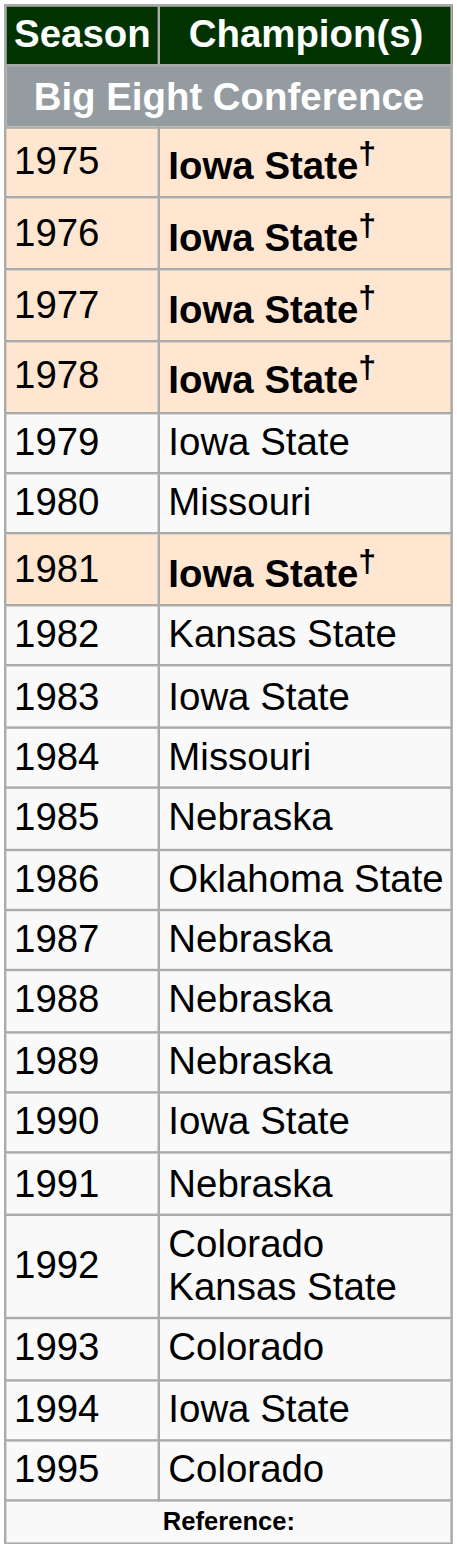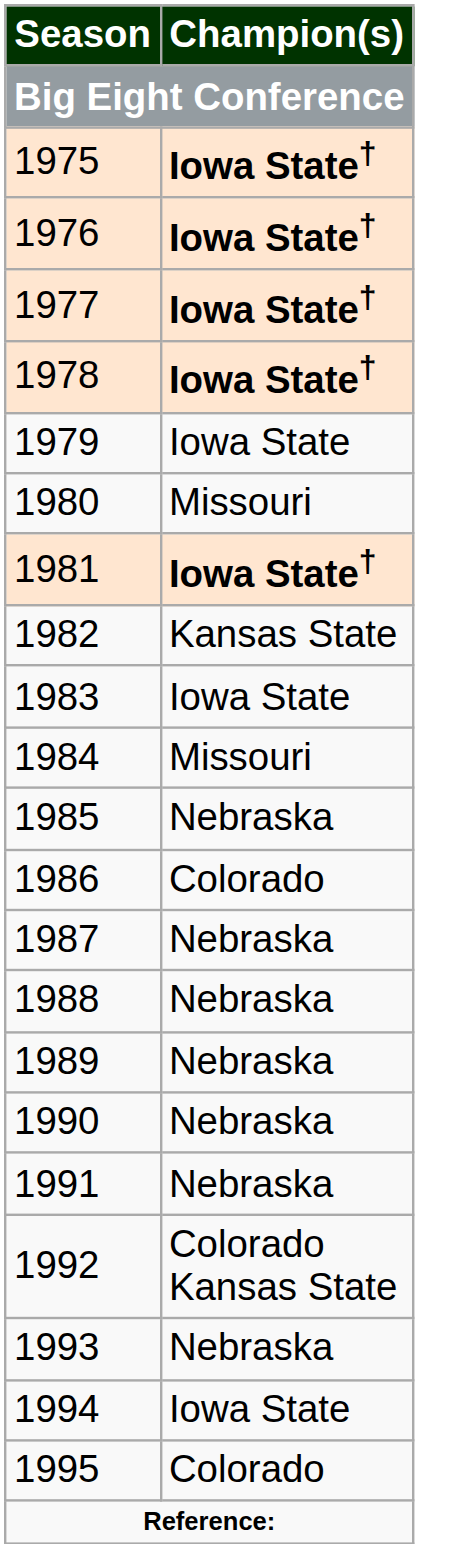(306, 878) Oklahoma State -> (247, 878) Colorado
(259, 1122) Iowa State -> (251, 1122) Nebraska
(246, 1348) Colorado -> (251, 1348) Nebraska
